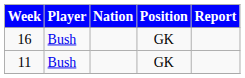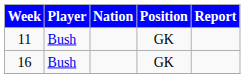rows swapped: (24, 62) <-> (24, 39)
